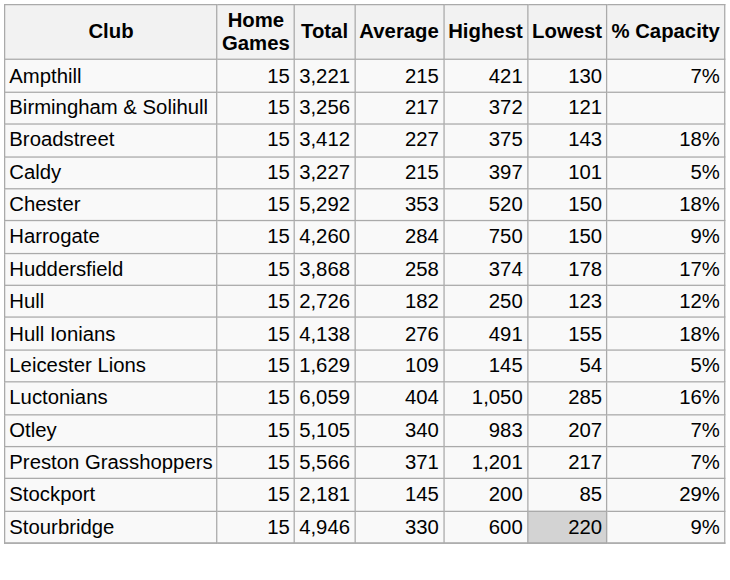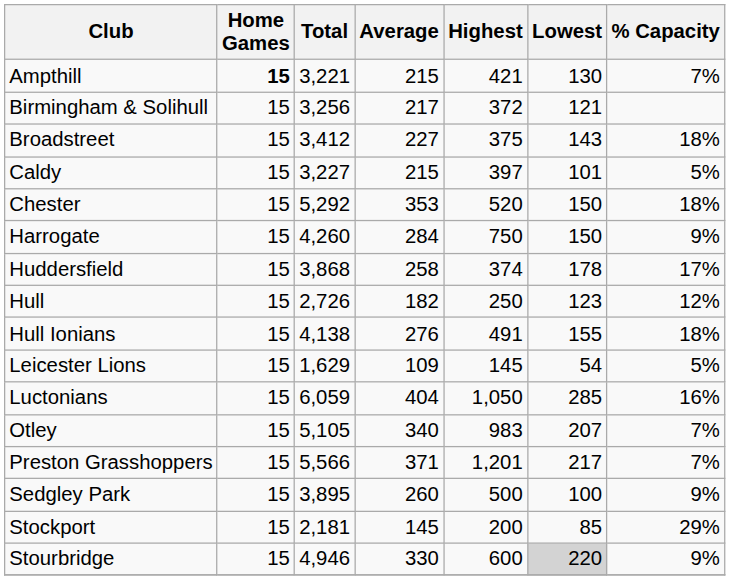(278, 75) normal -> (278, 75) bold
+ row: (70, 494)
